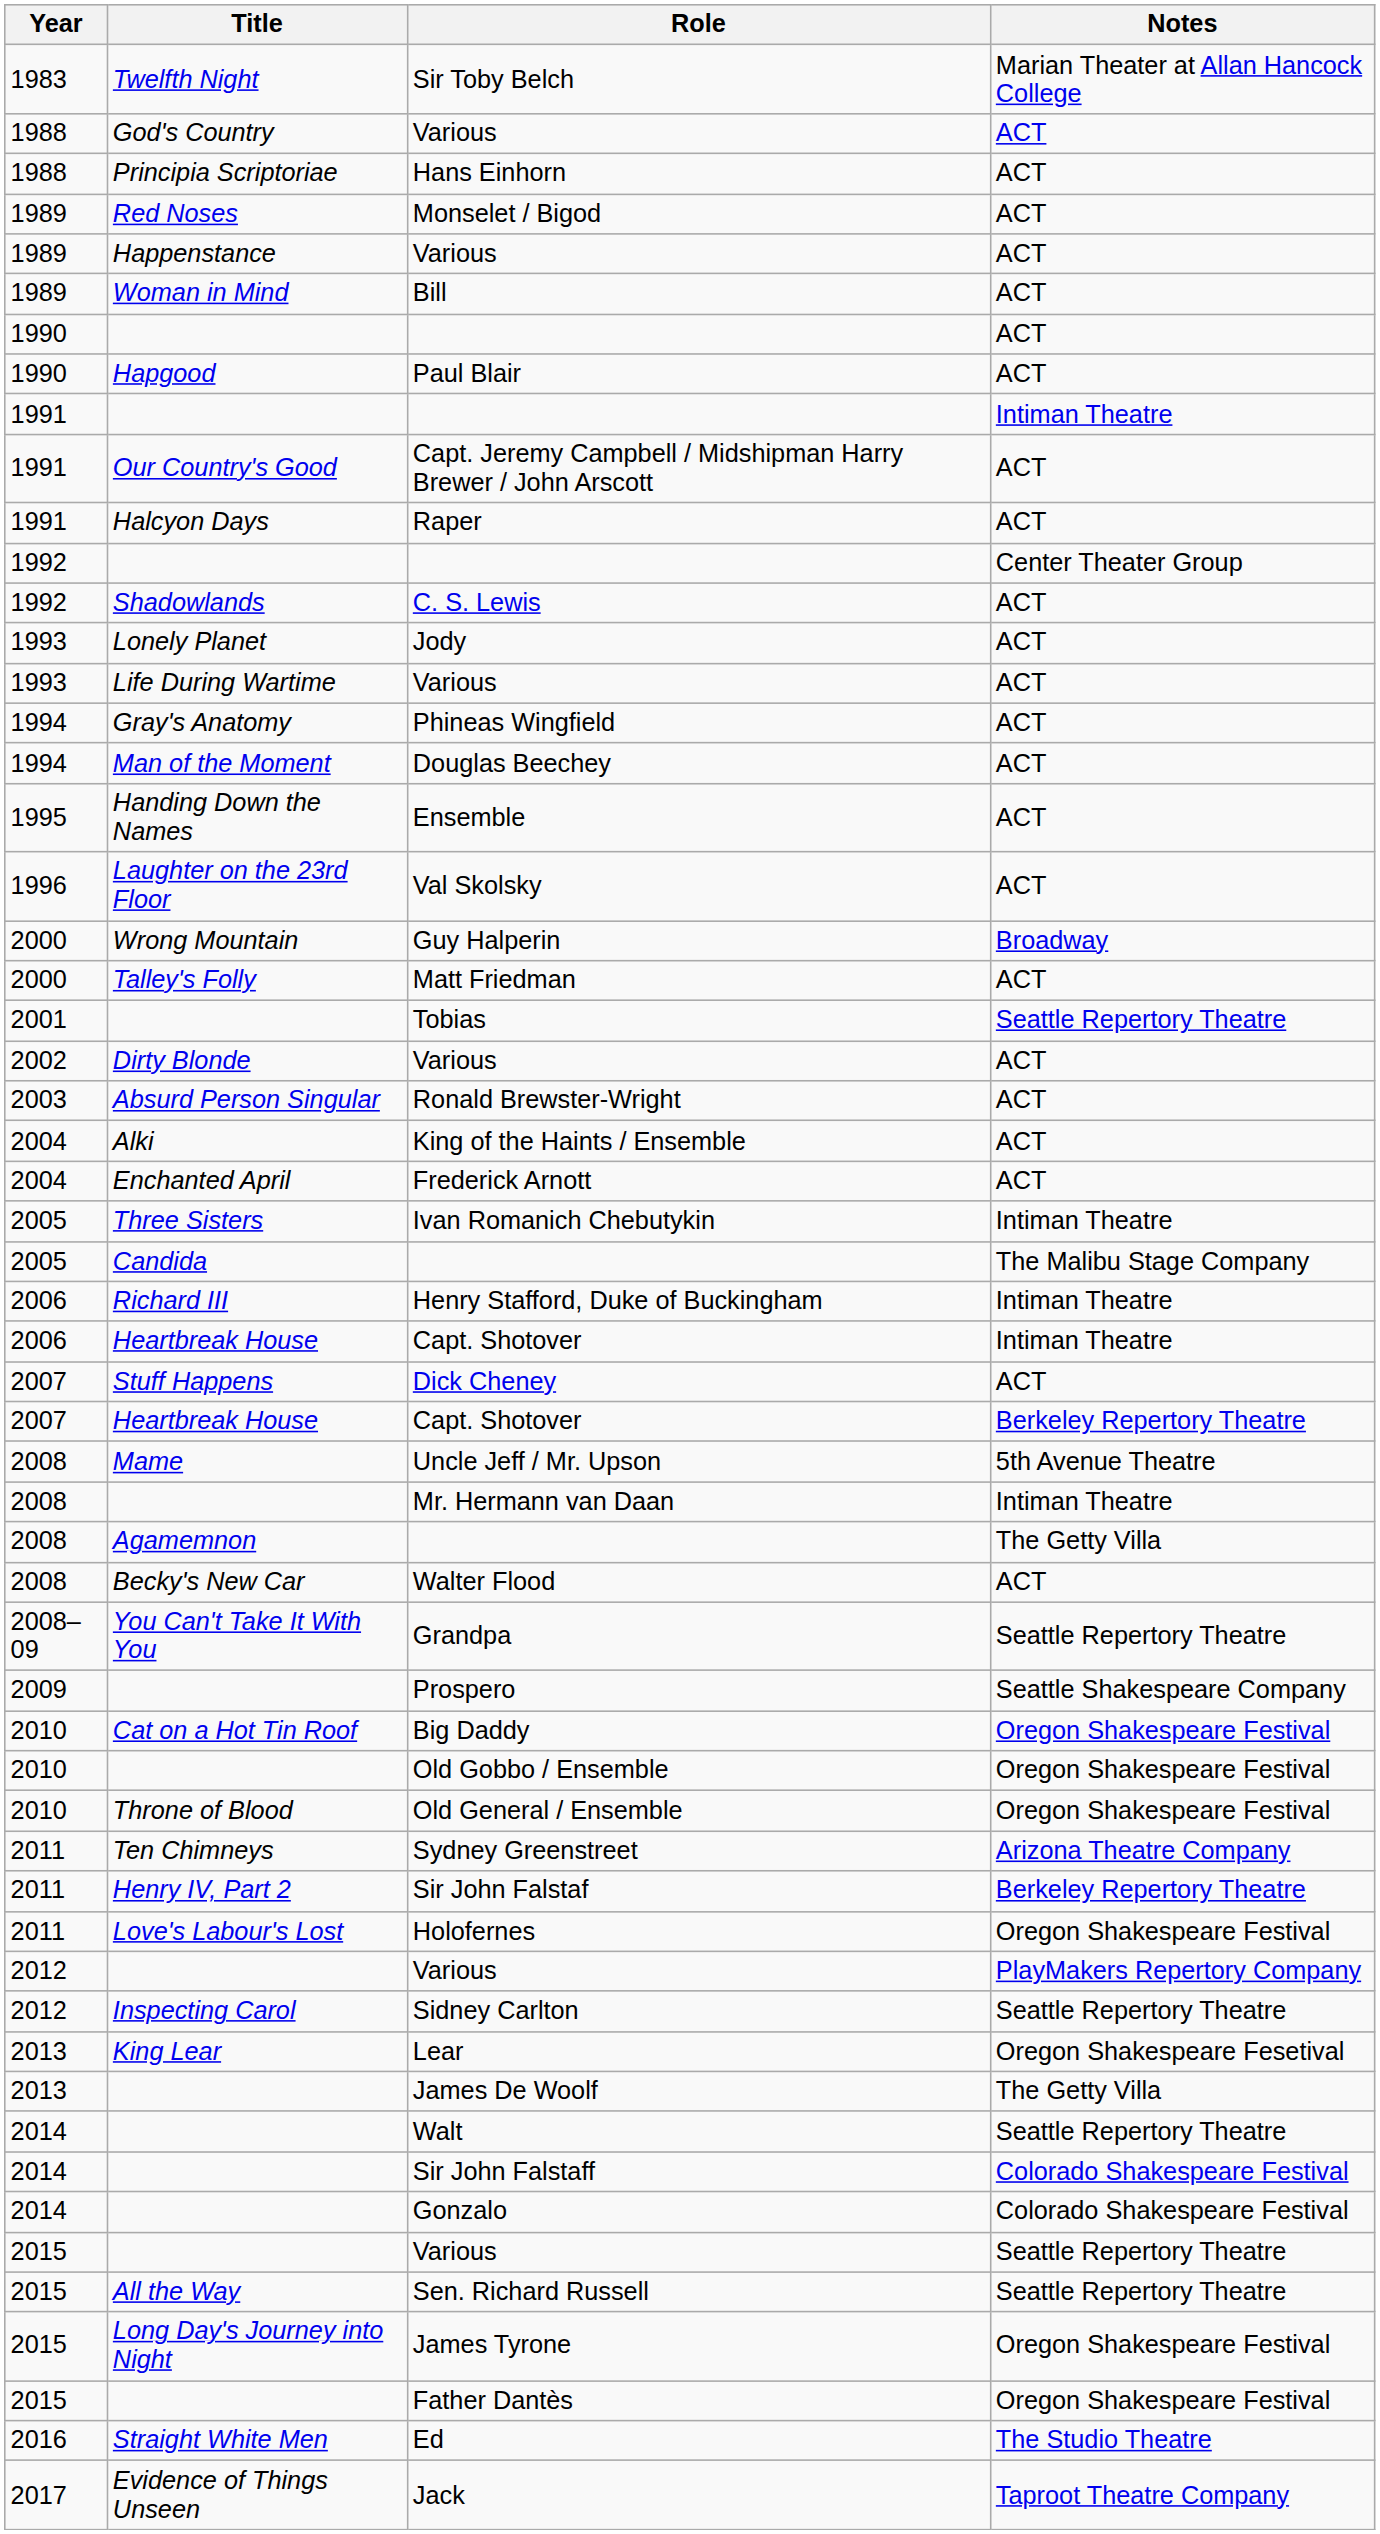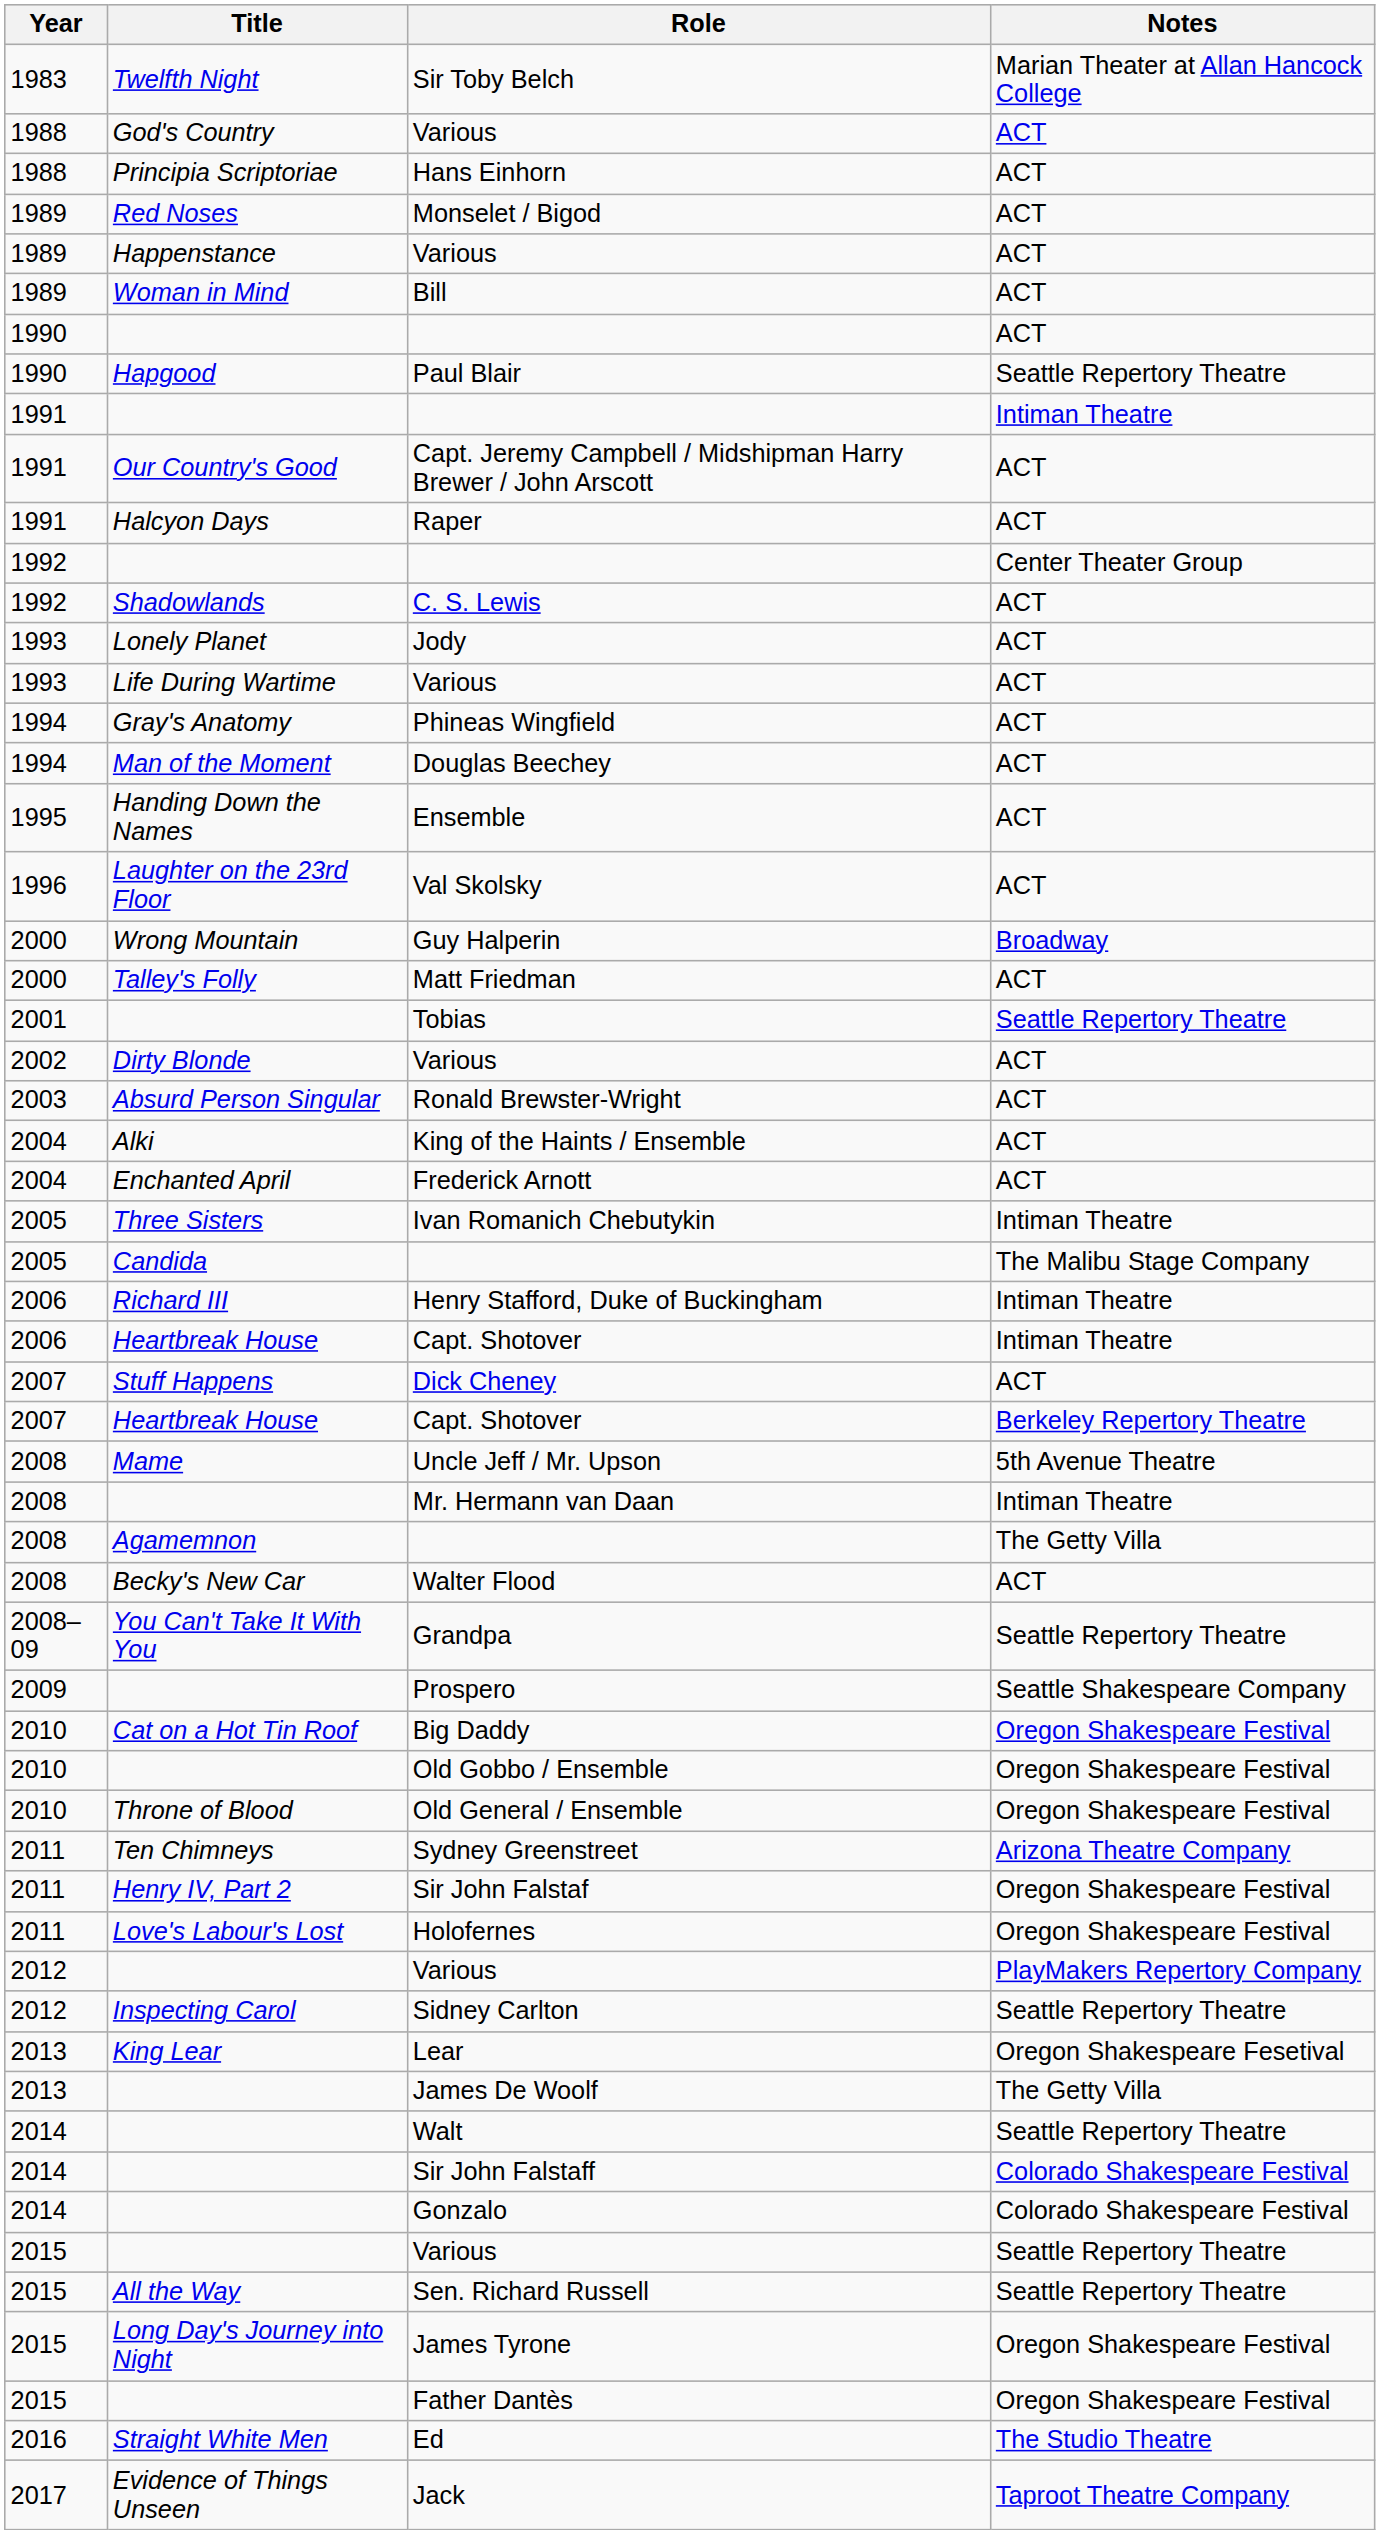(1021, 373) ACT -> (1141, 373) Seattle Repertory Theatre
(1151, 1890) Berkeley Repertory Theatre -> (1163, 1890) Oregon Shakespeare Festival
